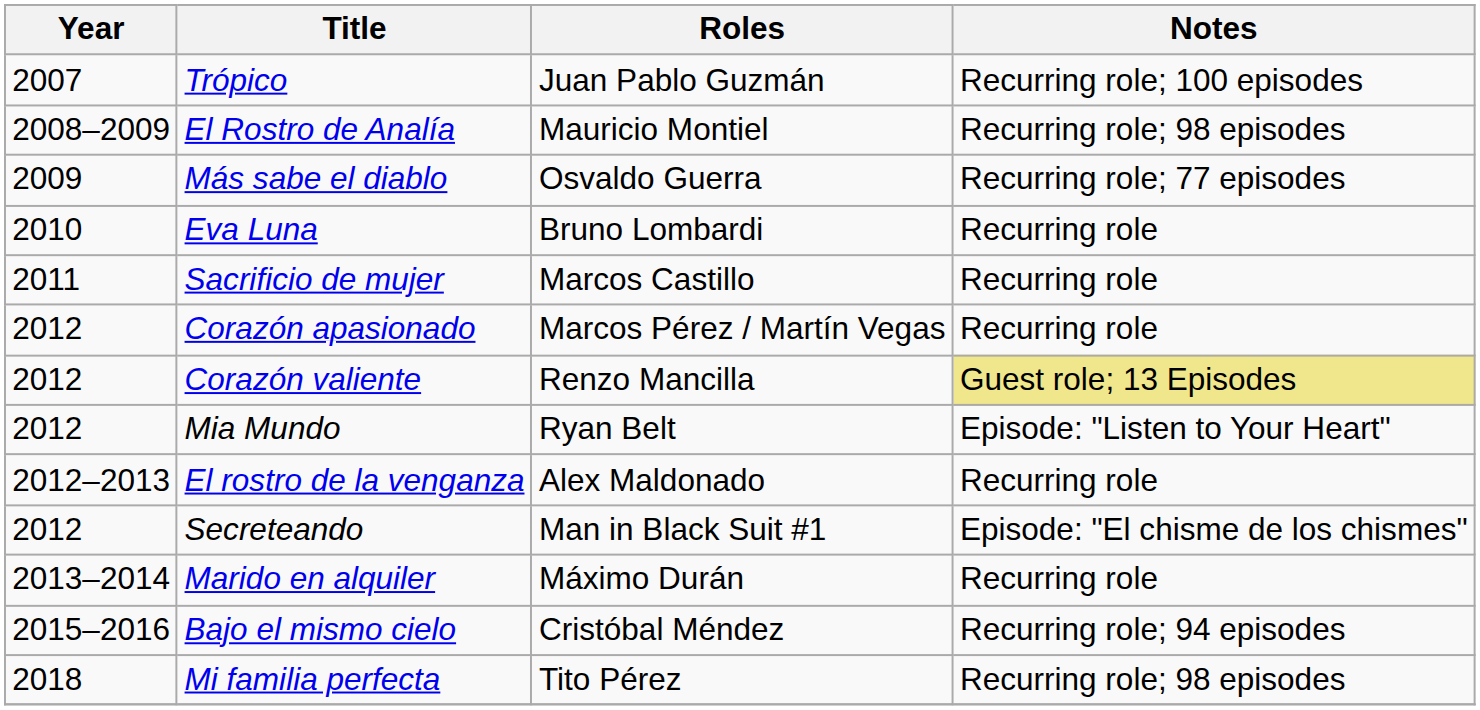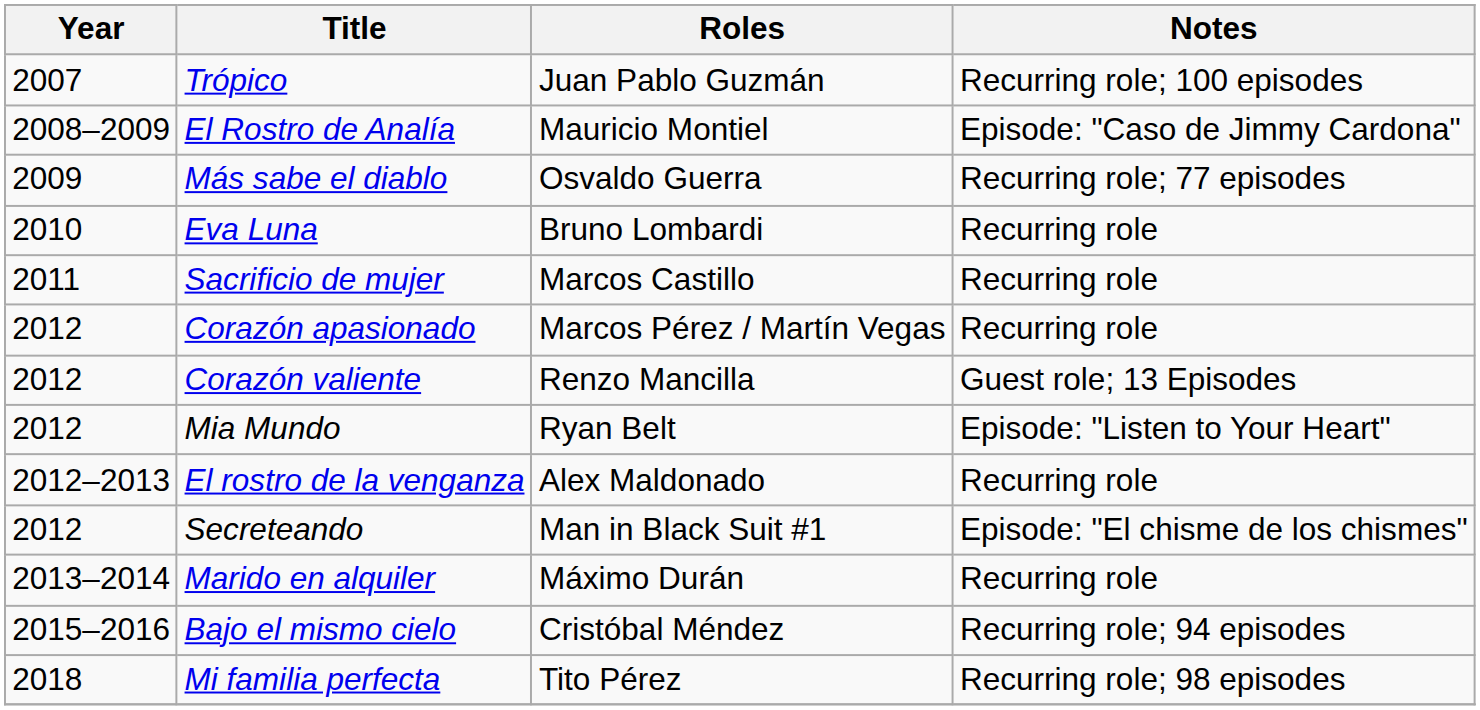(1153, 129) Recurring role; 98 episodes -> (1210, 129) Episode: "Caso de Jimmy Cardona"
(1128, 379) khaki background -> (1128, 379) no background
